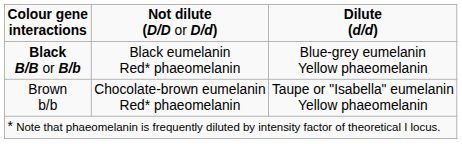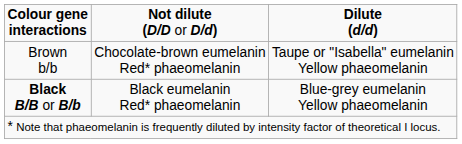rows swapped: (48, 60) <-> (48, 97)
